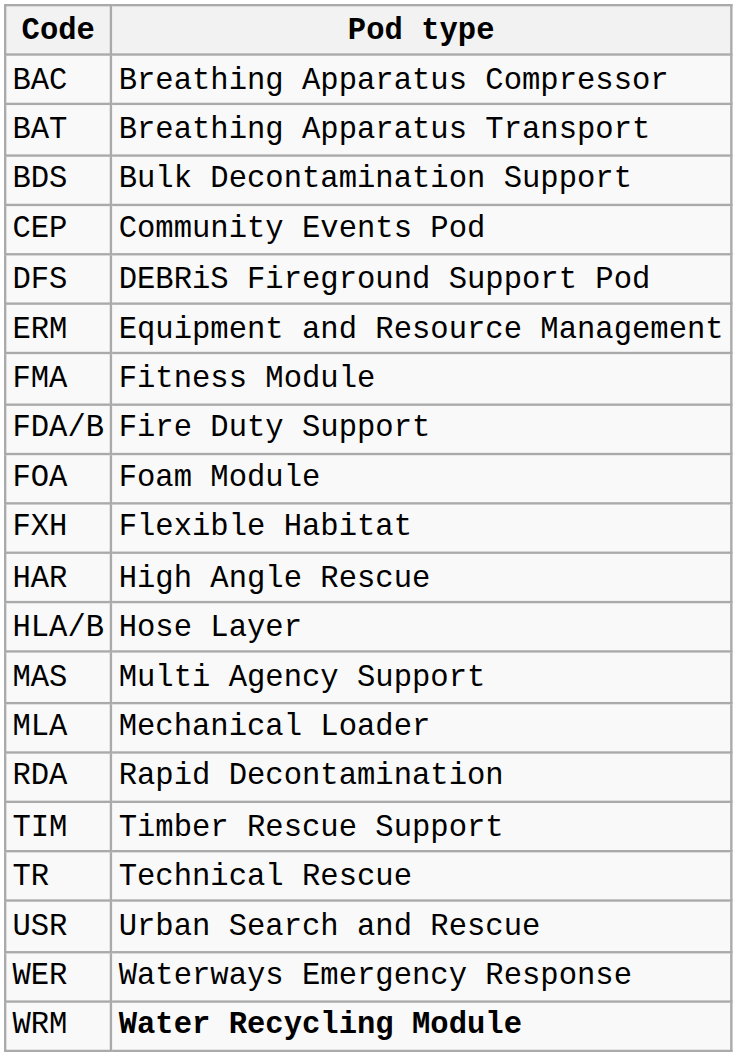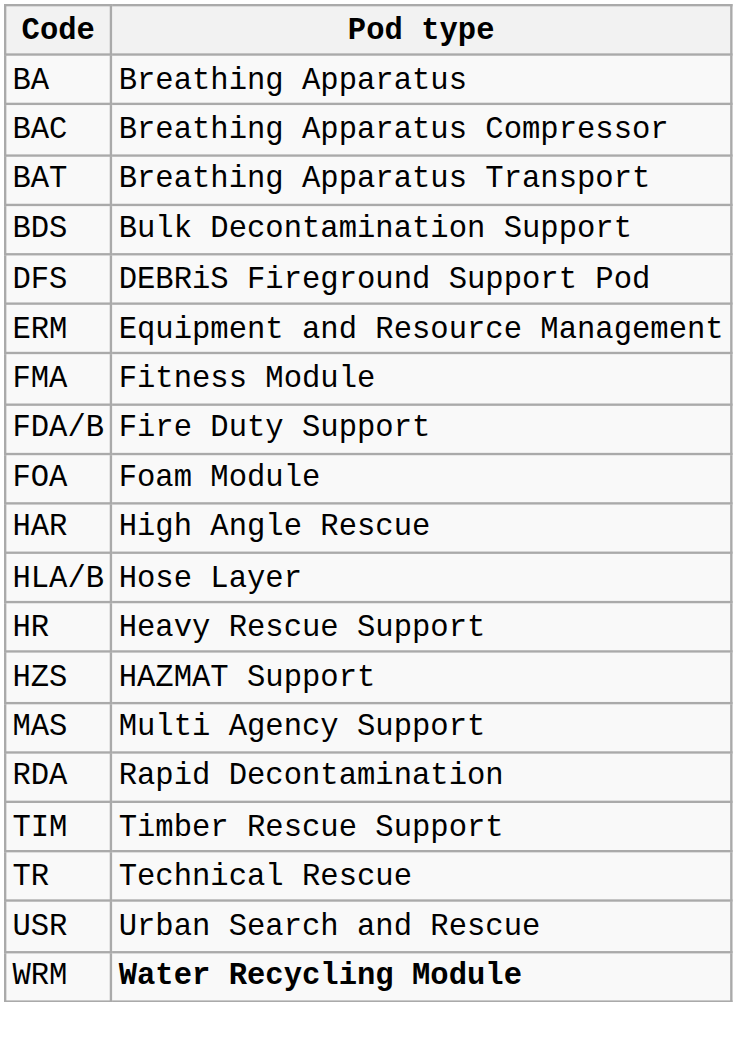+ row: (31, 80)
- row: (40, 229)
- row: (40, 528)
+ row: (31, 628)
+ row: (40, 677)
- row: (40, 727)
- row: (40, 976)
